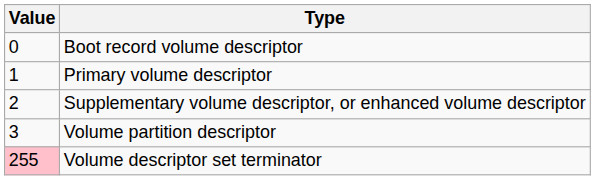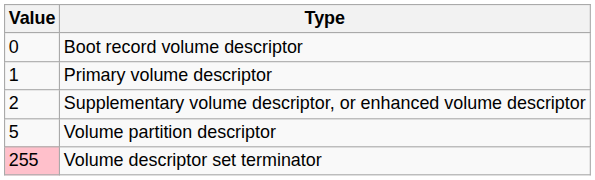(14, 132) 3 -> (14, 132) 5
